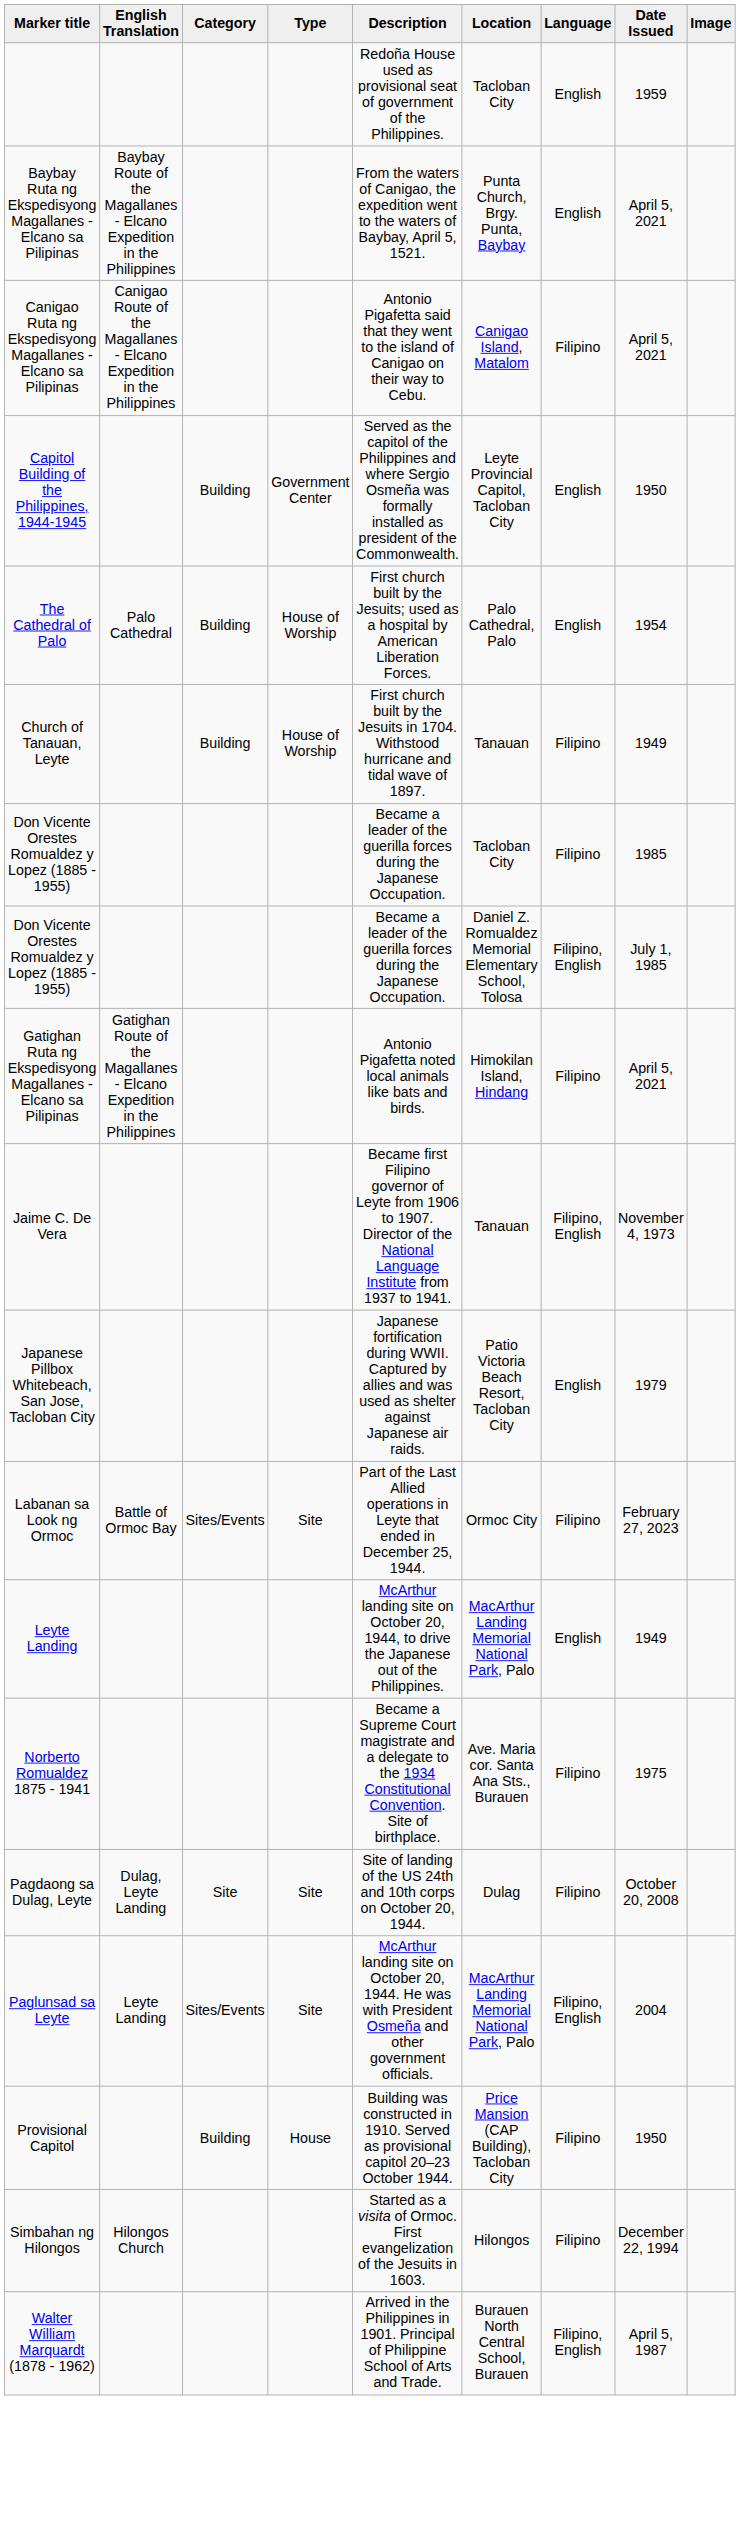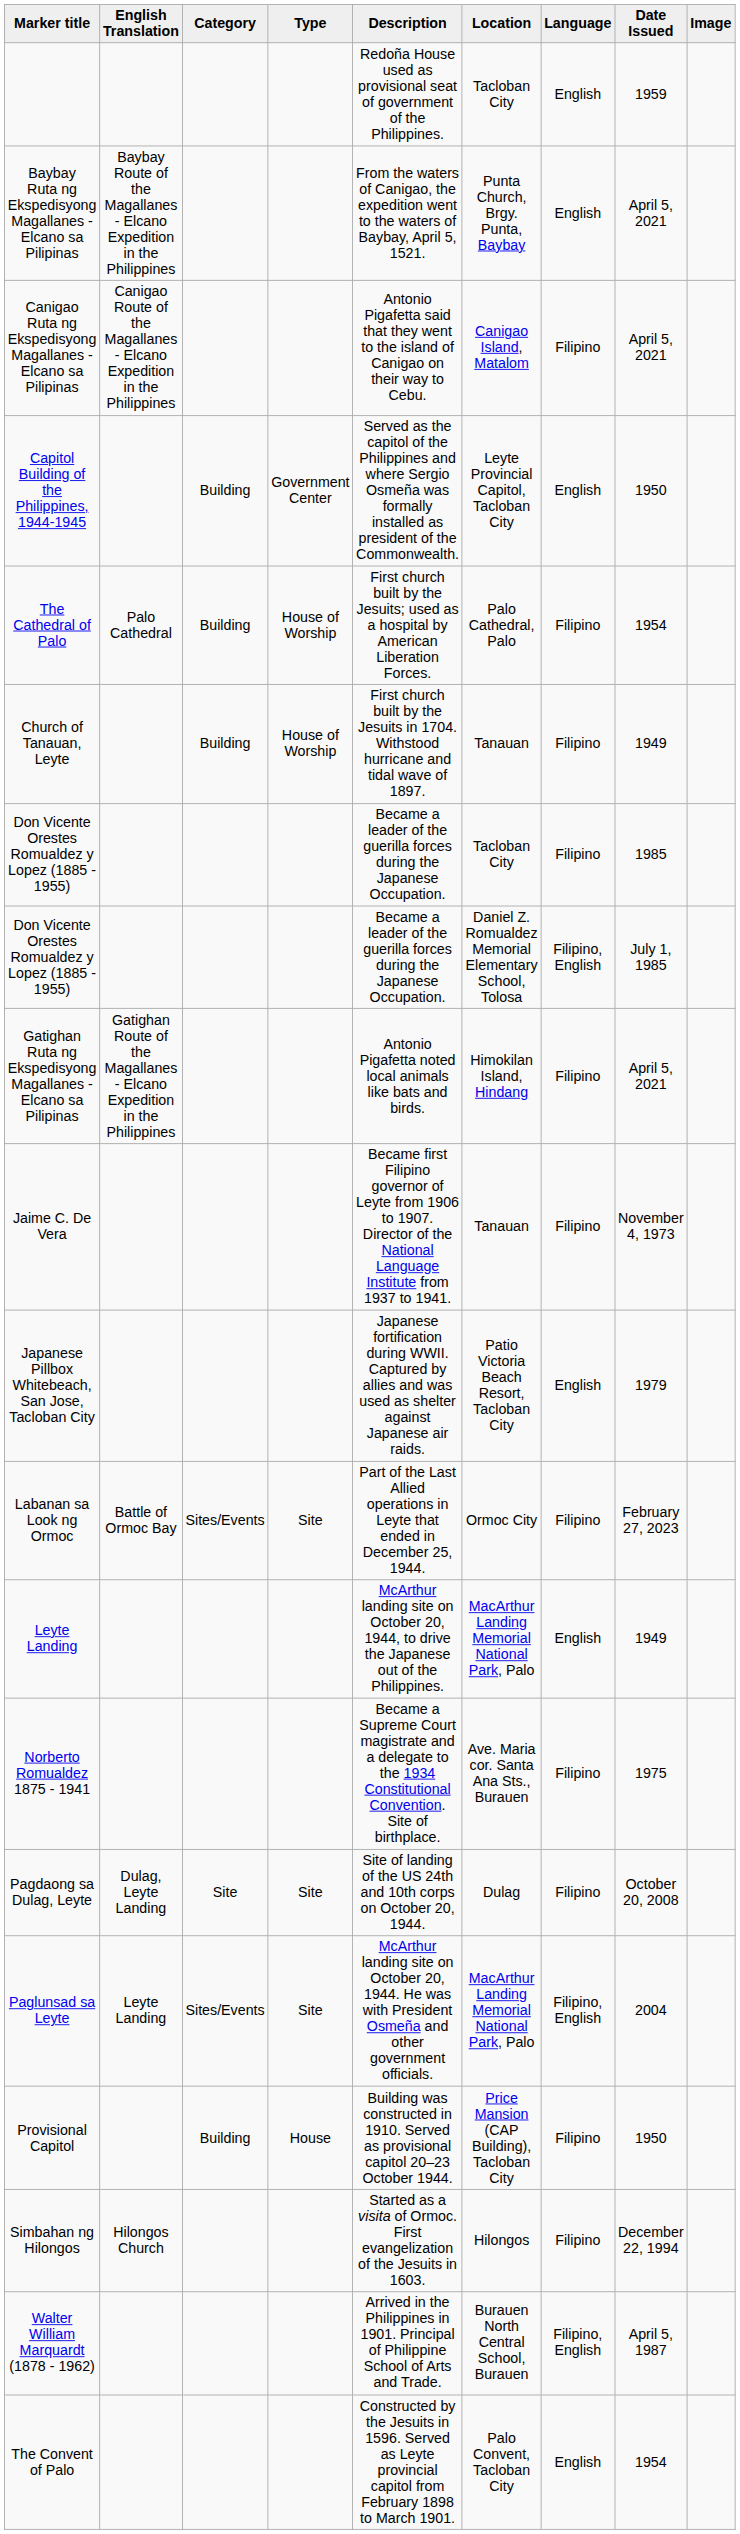(578, 625) English -> (578, 625) Filipino
(578, 1226) Filipino, English -> (578, 1226) Filipino
+ row: (52, 2461)
